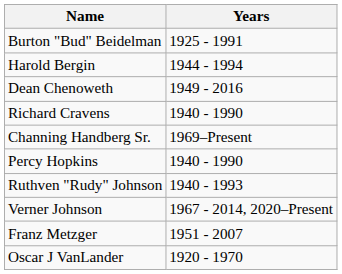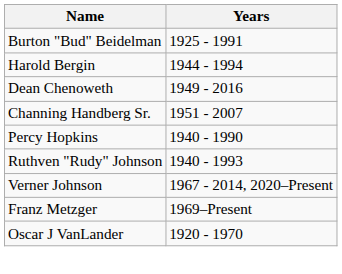- row: (59, 112)
(211, 137) 1969–Present -> (206, 112) 1951 - 2007
(206, 233) 1951 - 2007 -> (211, 209) 1969–Present
